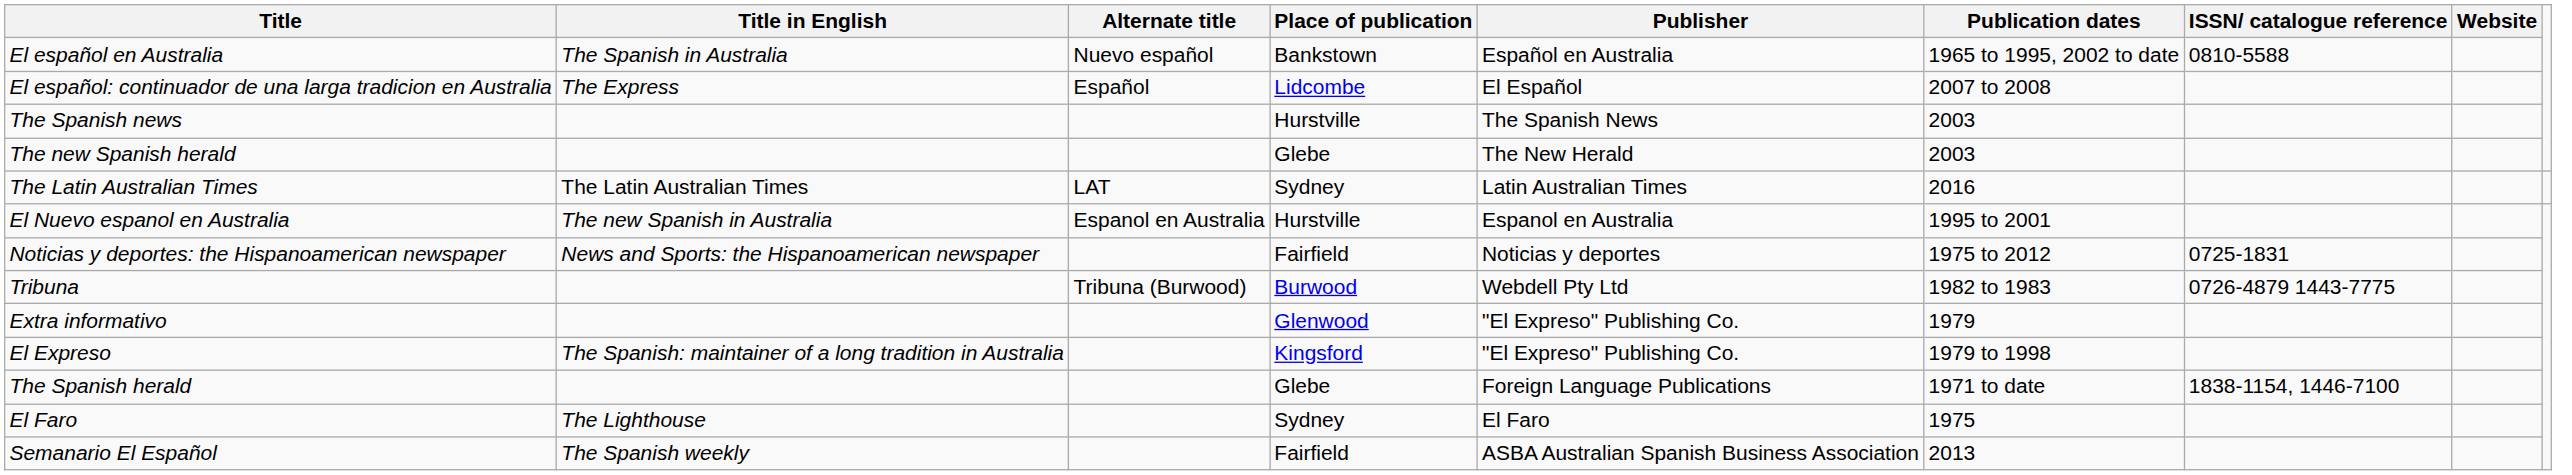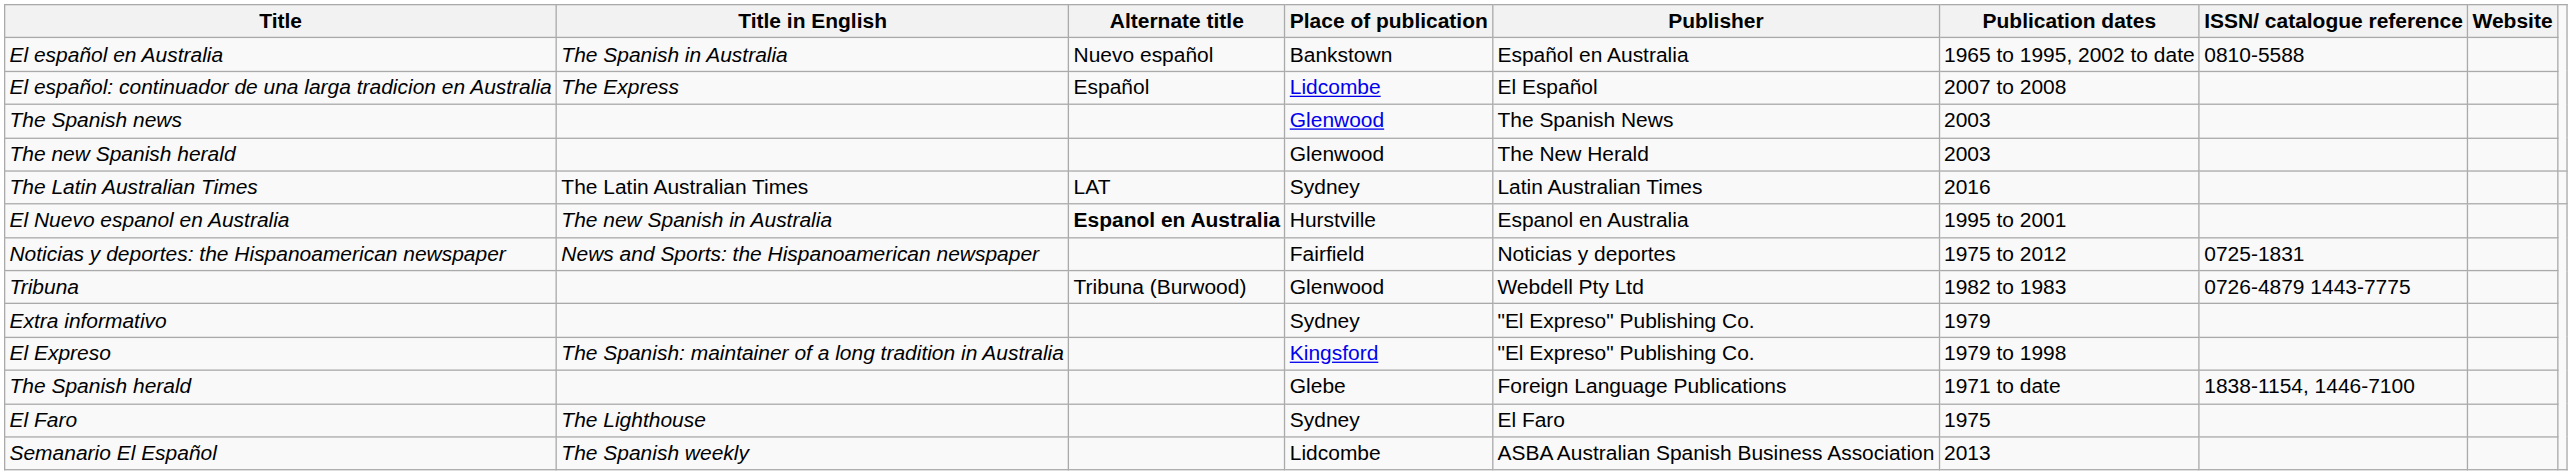(1317, 120) Hurstville -> (1337, 120) Glenwood
(1302, 154) Glebe -> (1337, 154) Glenwood
(1169, 220) normal -> (1177, 220) bold
(1316, 287) Burwood -> (1337, 287) Glenwood
(1322, 320) Glenwood -> (1325, 320) Sydney
(1312, 453) Fairfield -> (1335, 453) Lidcombe
